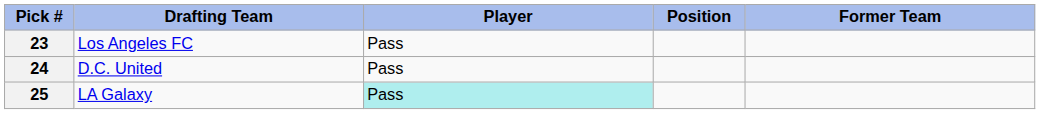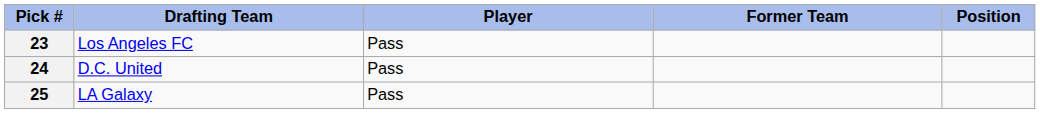columns swapped: (699, 17) <-> (890, 17)
(385, 95) paleturquoise background -> (385, 95) no background
